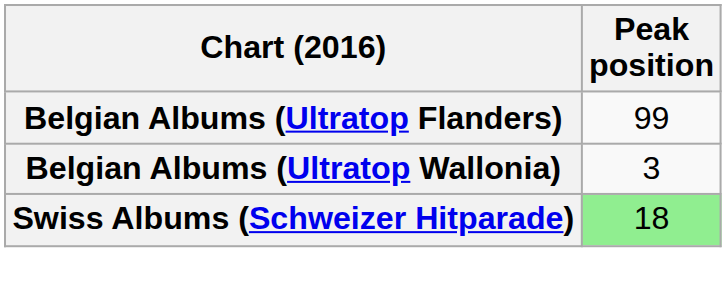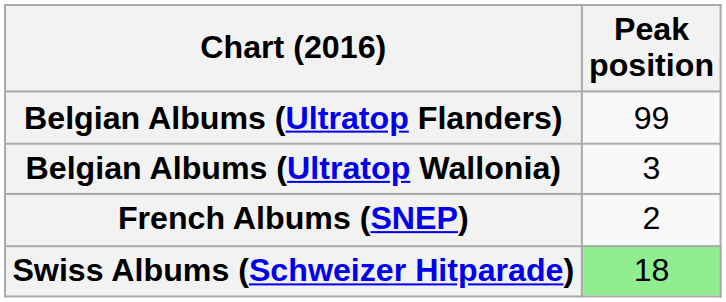+ row: (293, 219)
